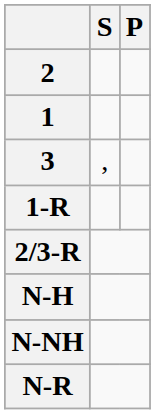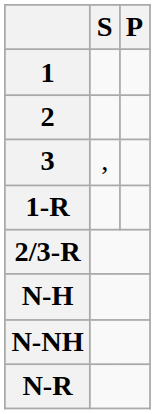rows swapped: (48, 116) <-> (48, 71)
